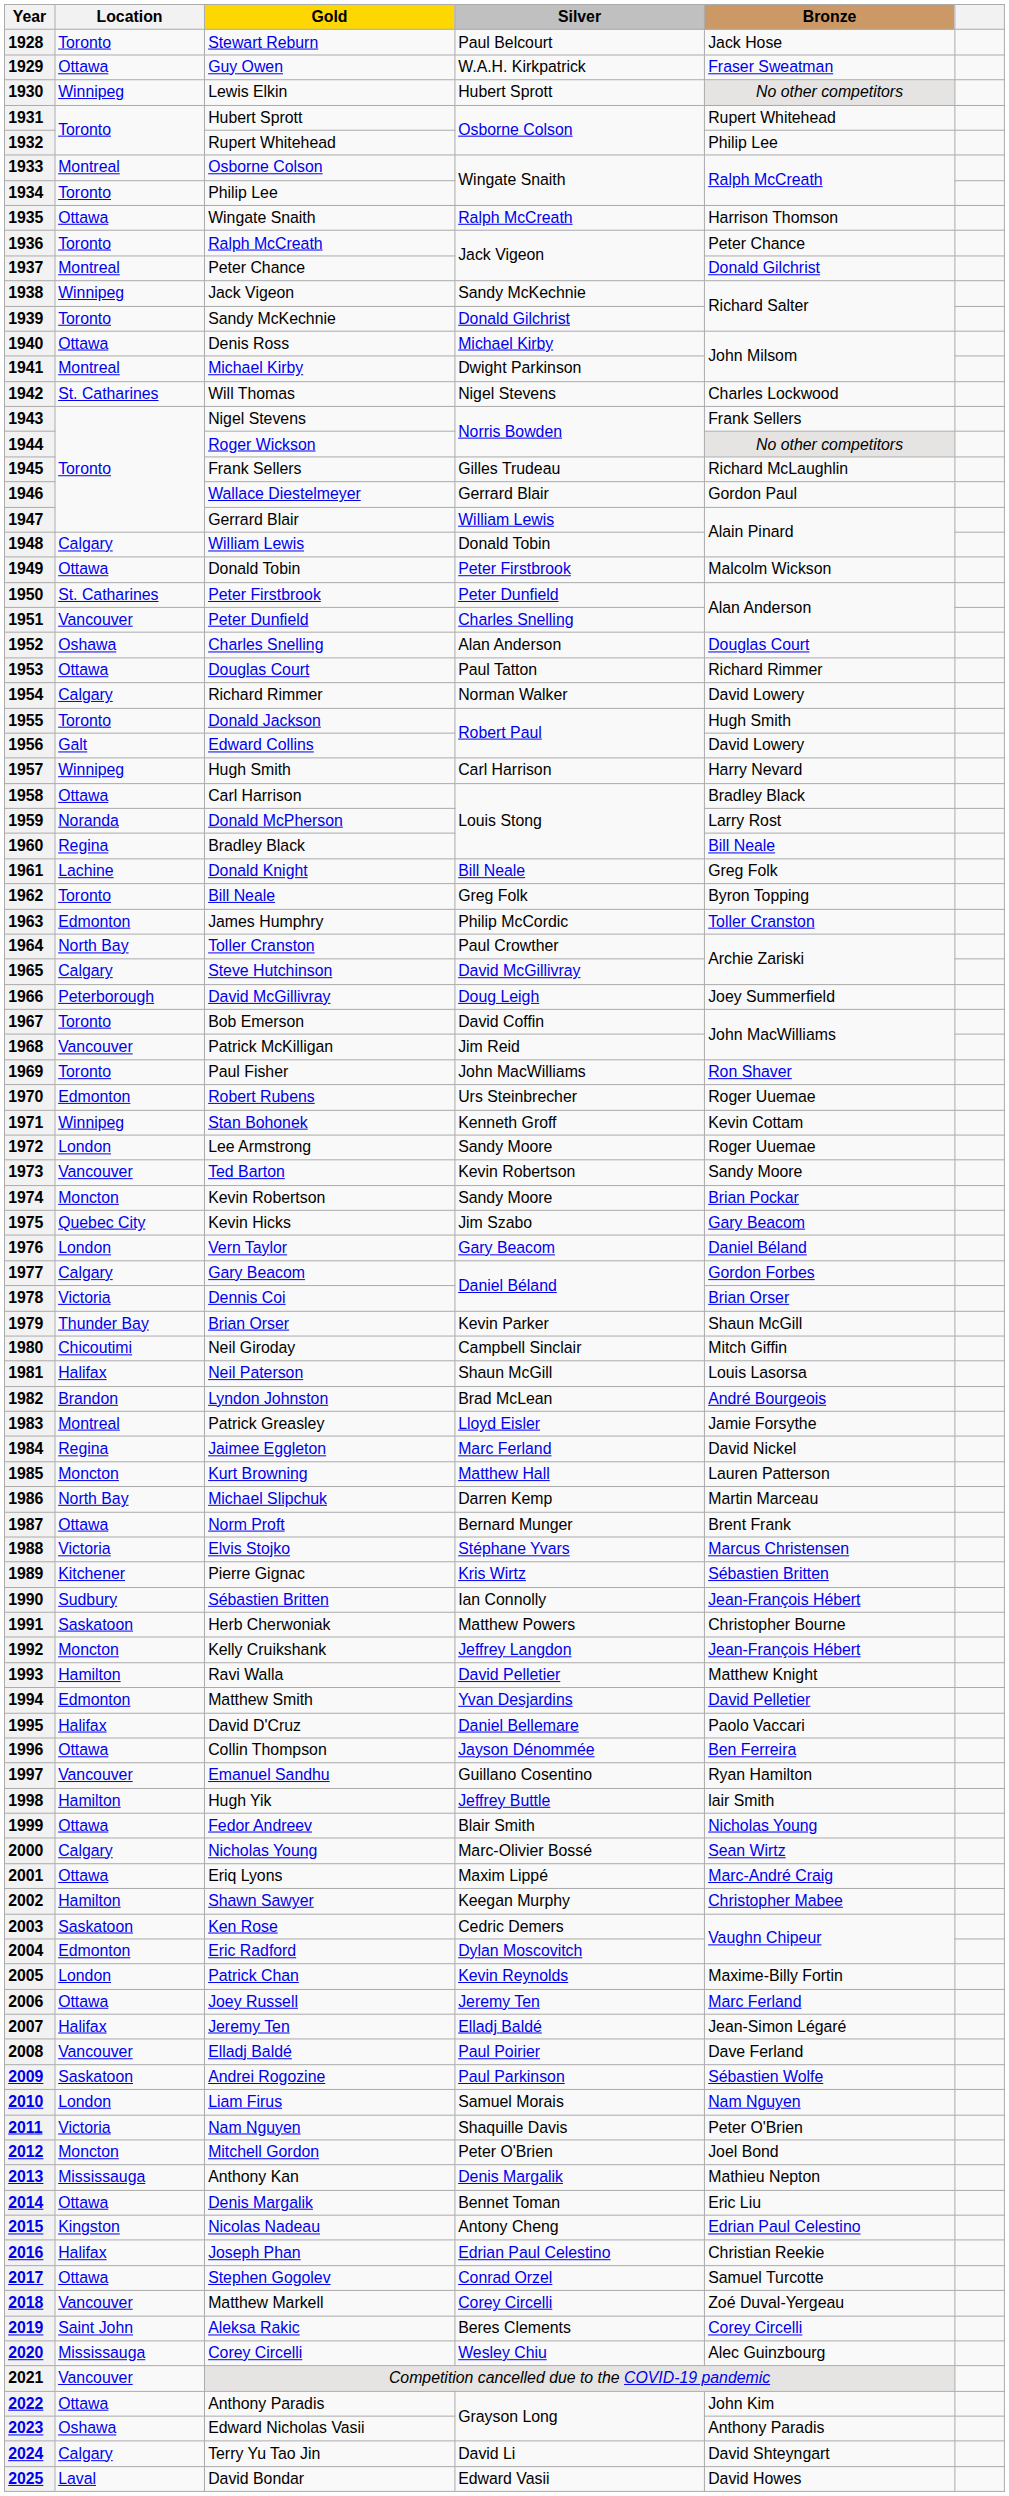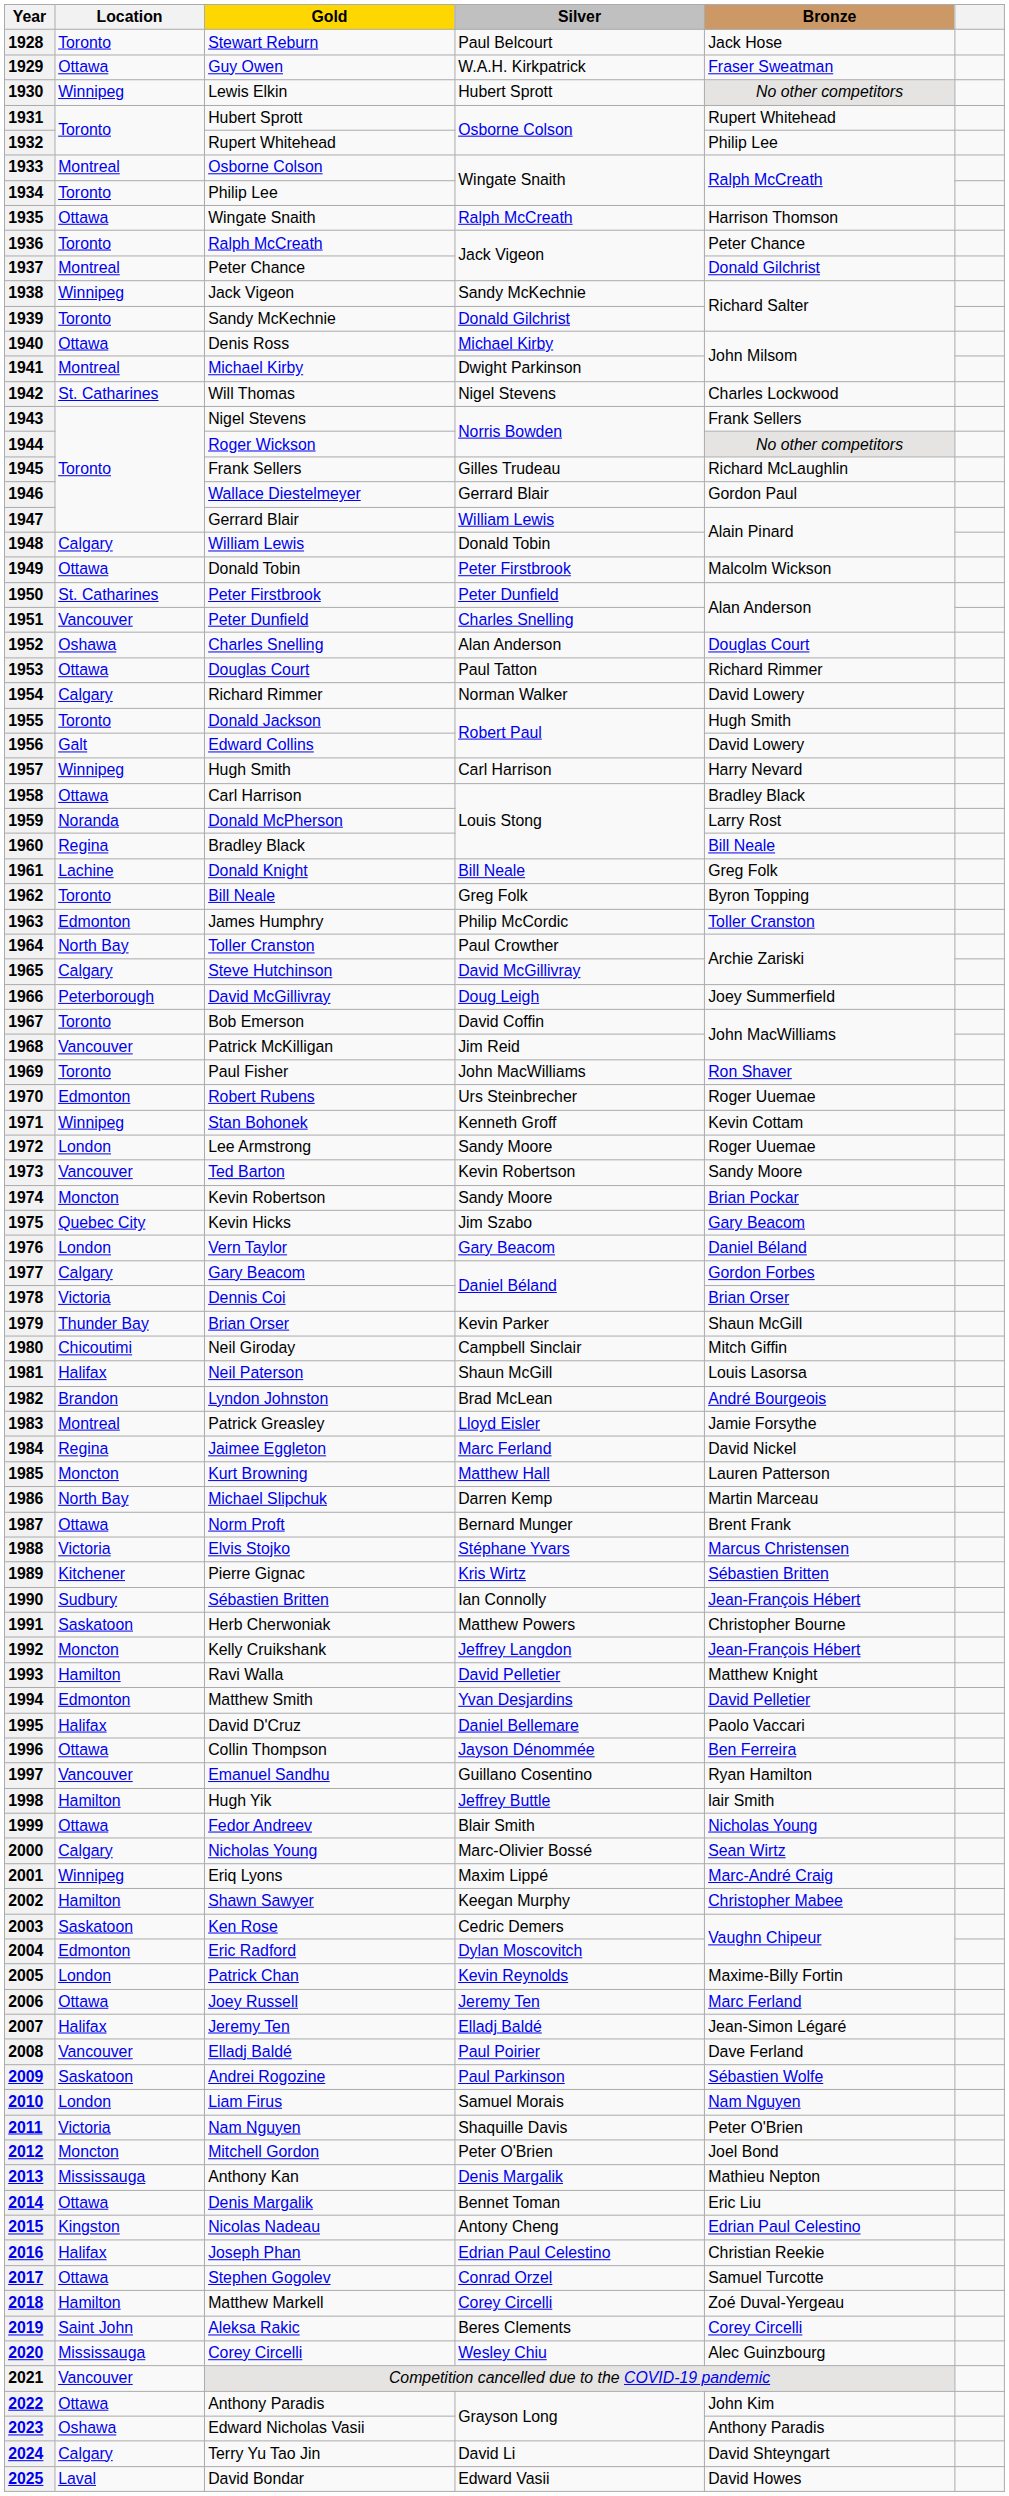(83, 1876) Ottawa -> (91, 1876) Winnipeg
(95, 2303) Vancouver -> (89, 2303) Hamilton
